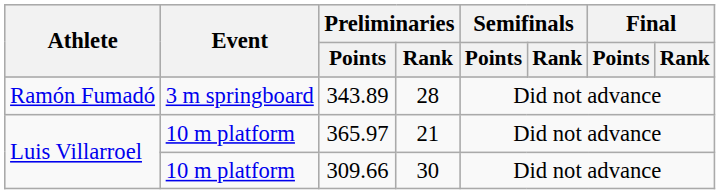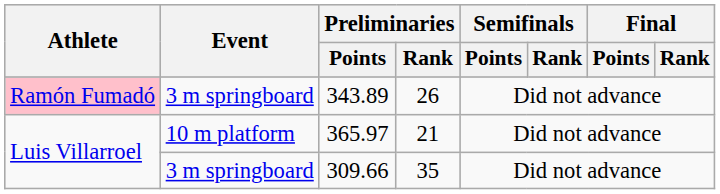(83, 96) no background -> (83, 96) pink background
(428, 96) 28 -> (428, 96) 26
(230, 170) 10 m platform -> (240, 170) 3 m springboard
(428, 170) 30 -> (428, 170) 35
